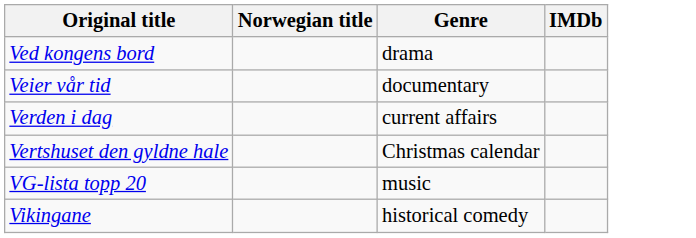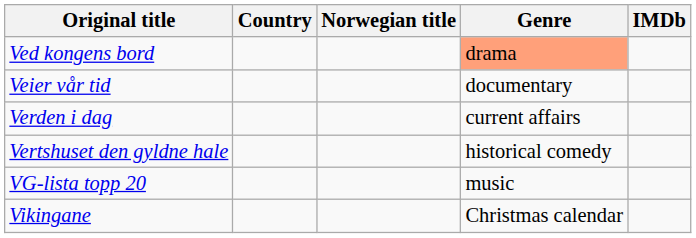+ column: (275, 20)
(408, 53) no background -> (491, 53) lightsalmon background
(461, 150) Christmas calendar -> (538, 150) historical comedy
(455, 215) historical comedy -> (544, 215) Christmas calendar
